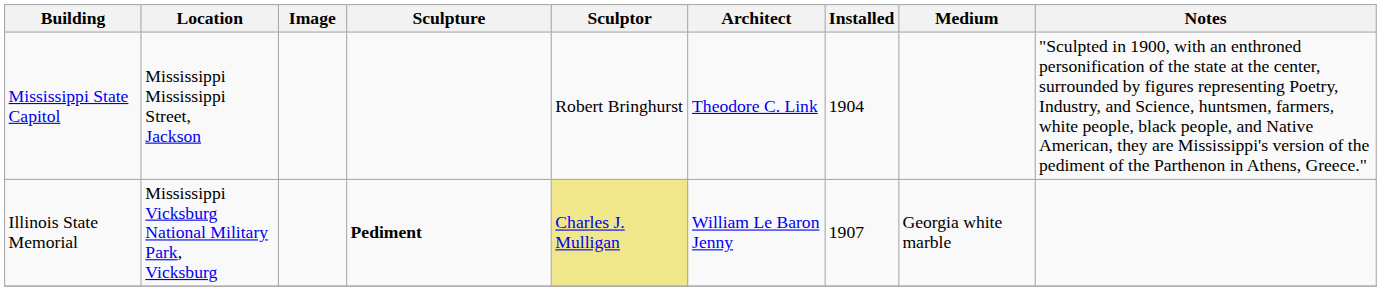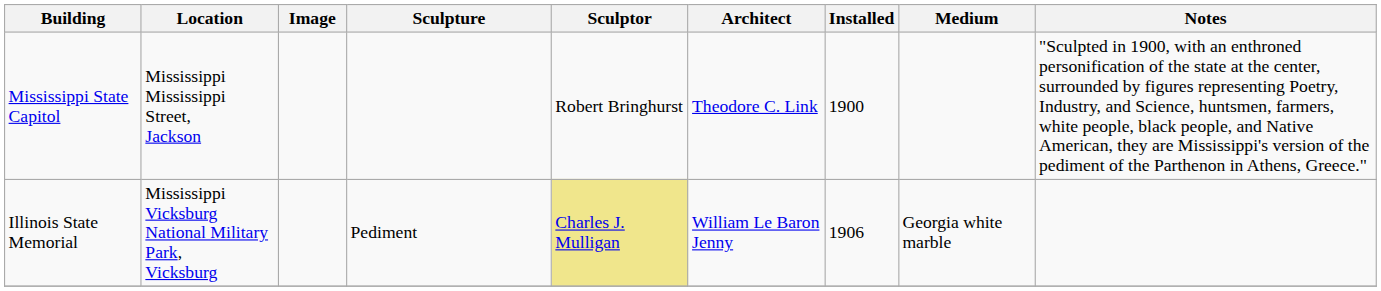(846, 105) 1904 -> (846, 105) 1900
(386, 232) bold -> (384, 232) normal
(846, 232) 1907 -> (846, 232) 1906
